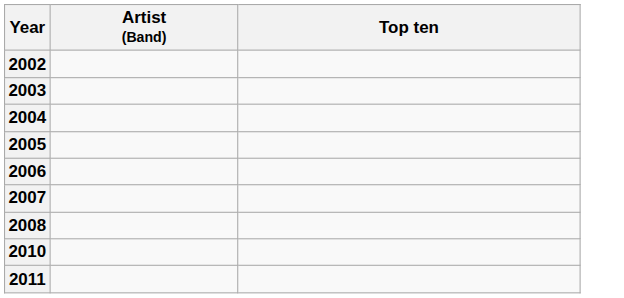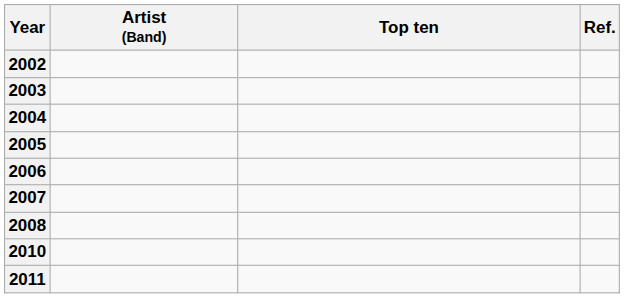+ column: (600, 27)
